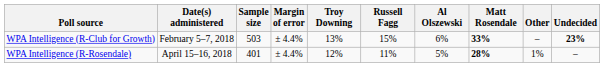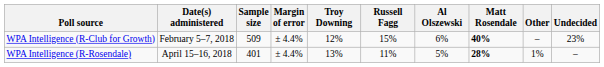(254, 39) 503 -> (254, 39) 509
(334, 39) 13% -> (334, 39) 12%
(481, 39) 33% -> (481, 39) 40%
(575, 39) bold -> (575, 39) normal
(334, 55) 12% -> (334, 55) 13%
